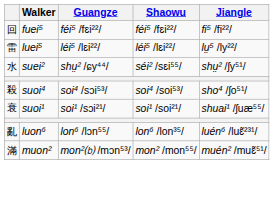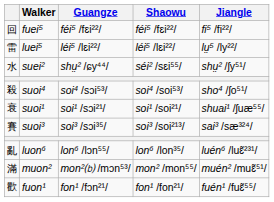+ row: (33, 127)
+ row: (34, 187)
